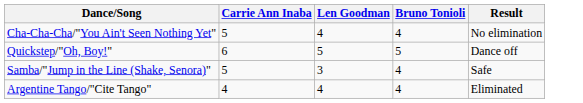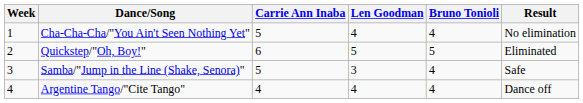+ column: (21, 13)
(494, 51) Dance off -> (531, 51) Eliminated
(497, 88) Eliminated -> (528, 88) Dance off
